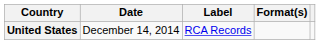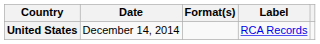columns swapped: (282, 13) <-> (218, 13)
